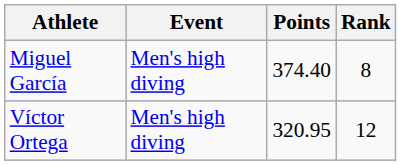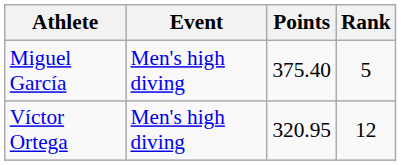(302, 70) 374.40 -> (302, 70) 375.40
(366, 70) 8 -> (366, 70) 5
